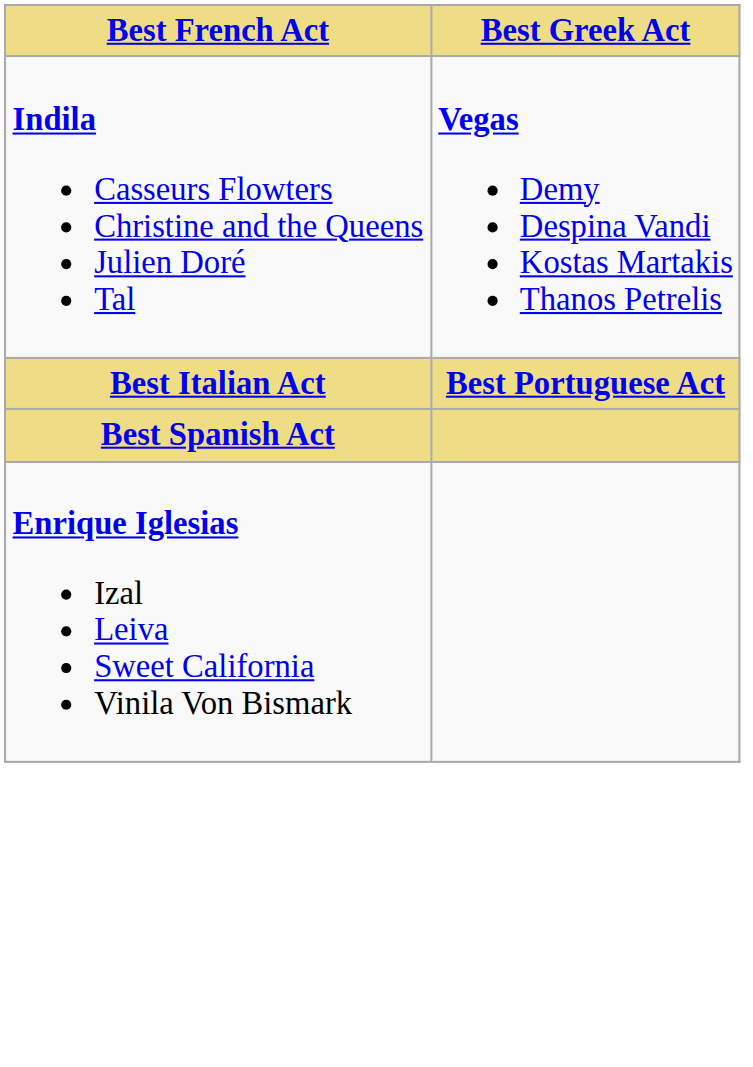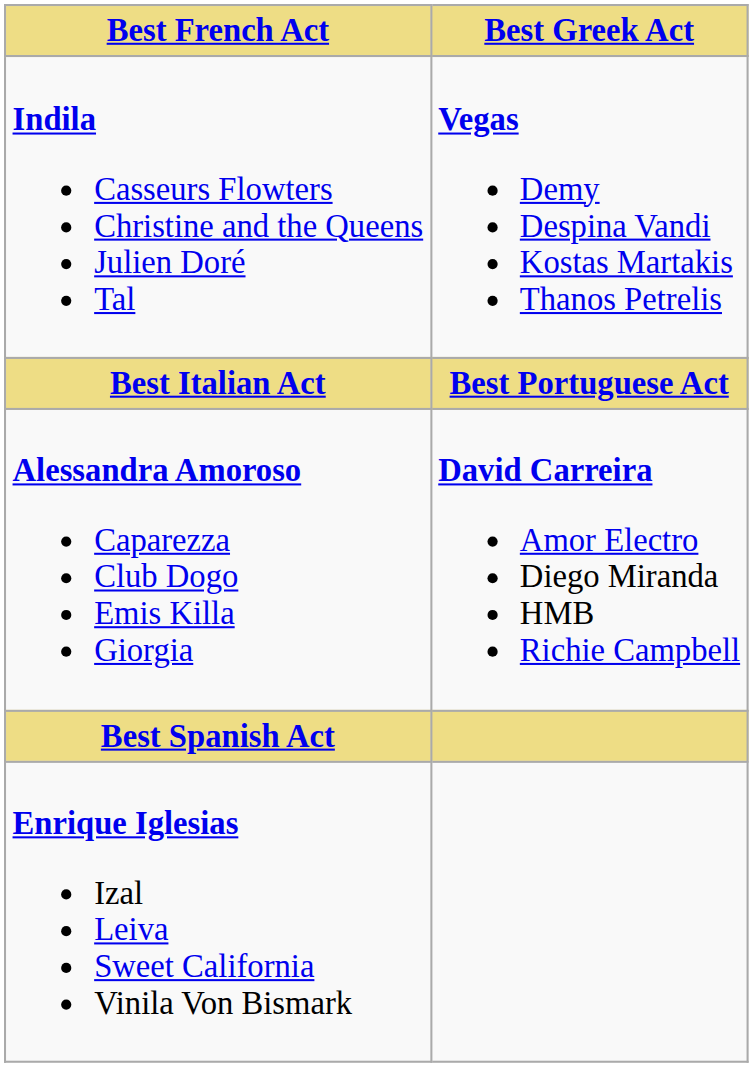+ row: (218, 562)
